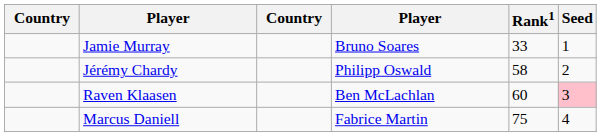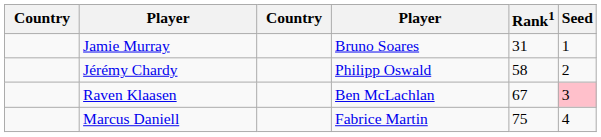(520, 45) 33 -> (520, 45) 31
(520, 94) 60 -> (520, 94) 67
